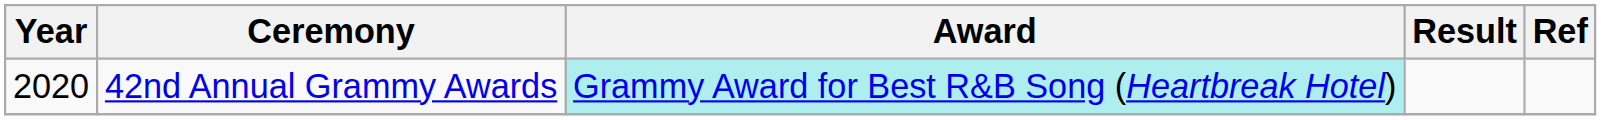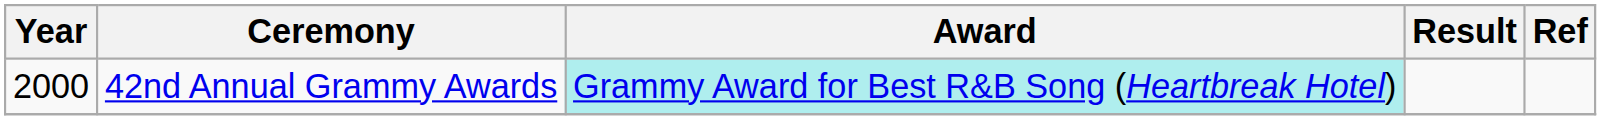(51, 85) 2020 -> (51, 85) 2000
